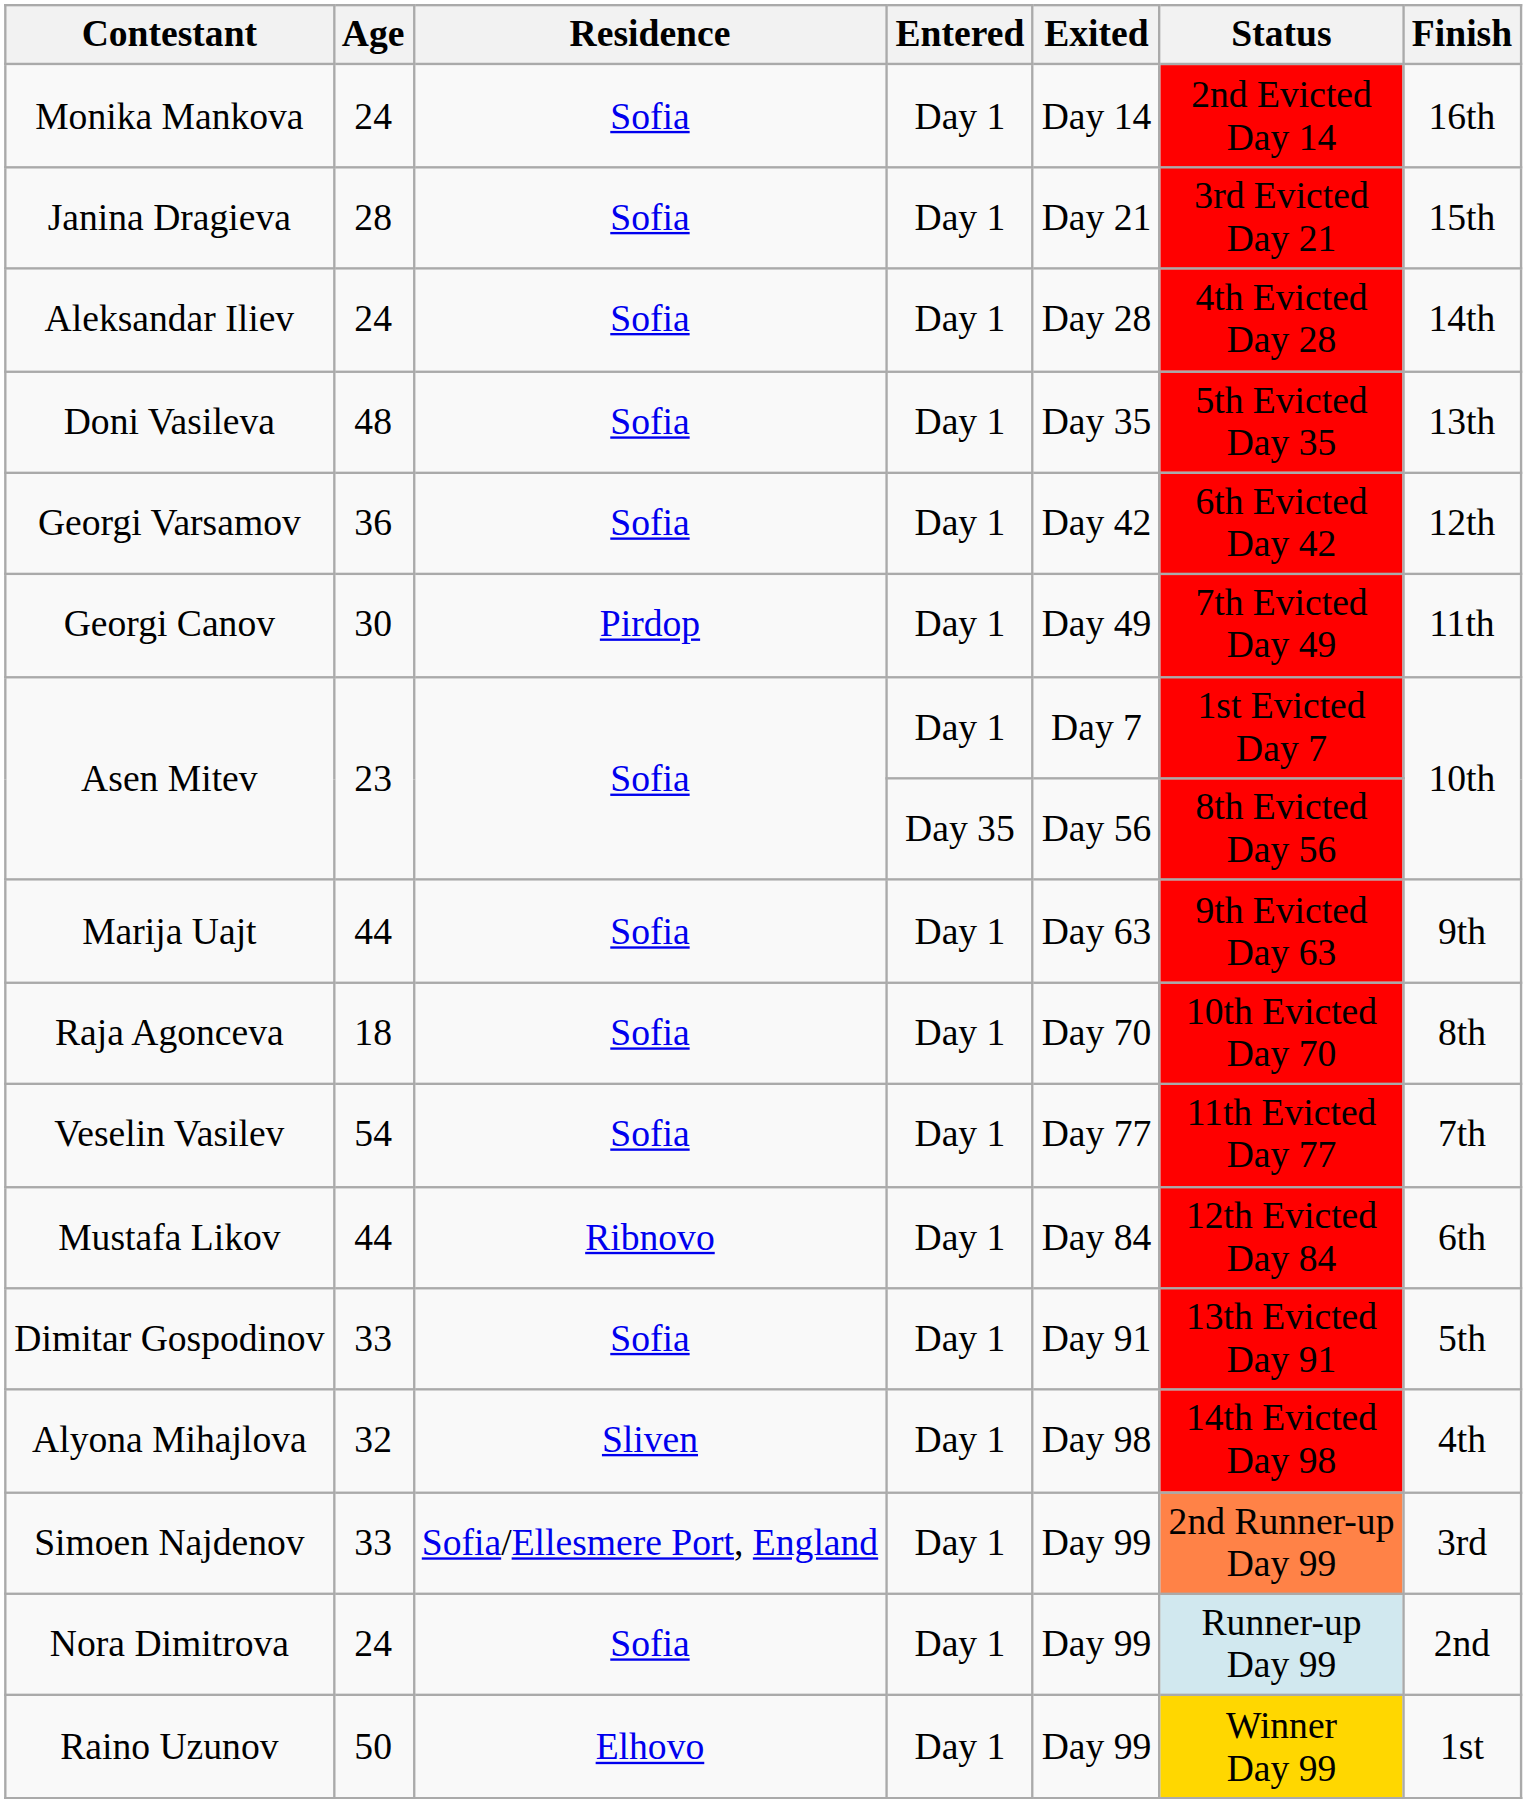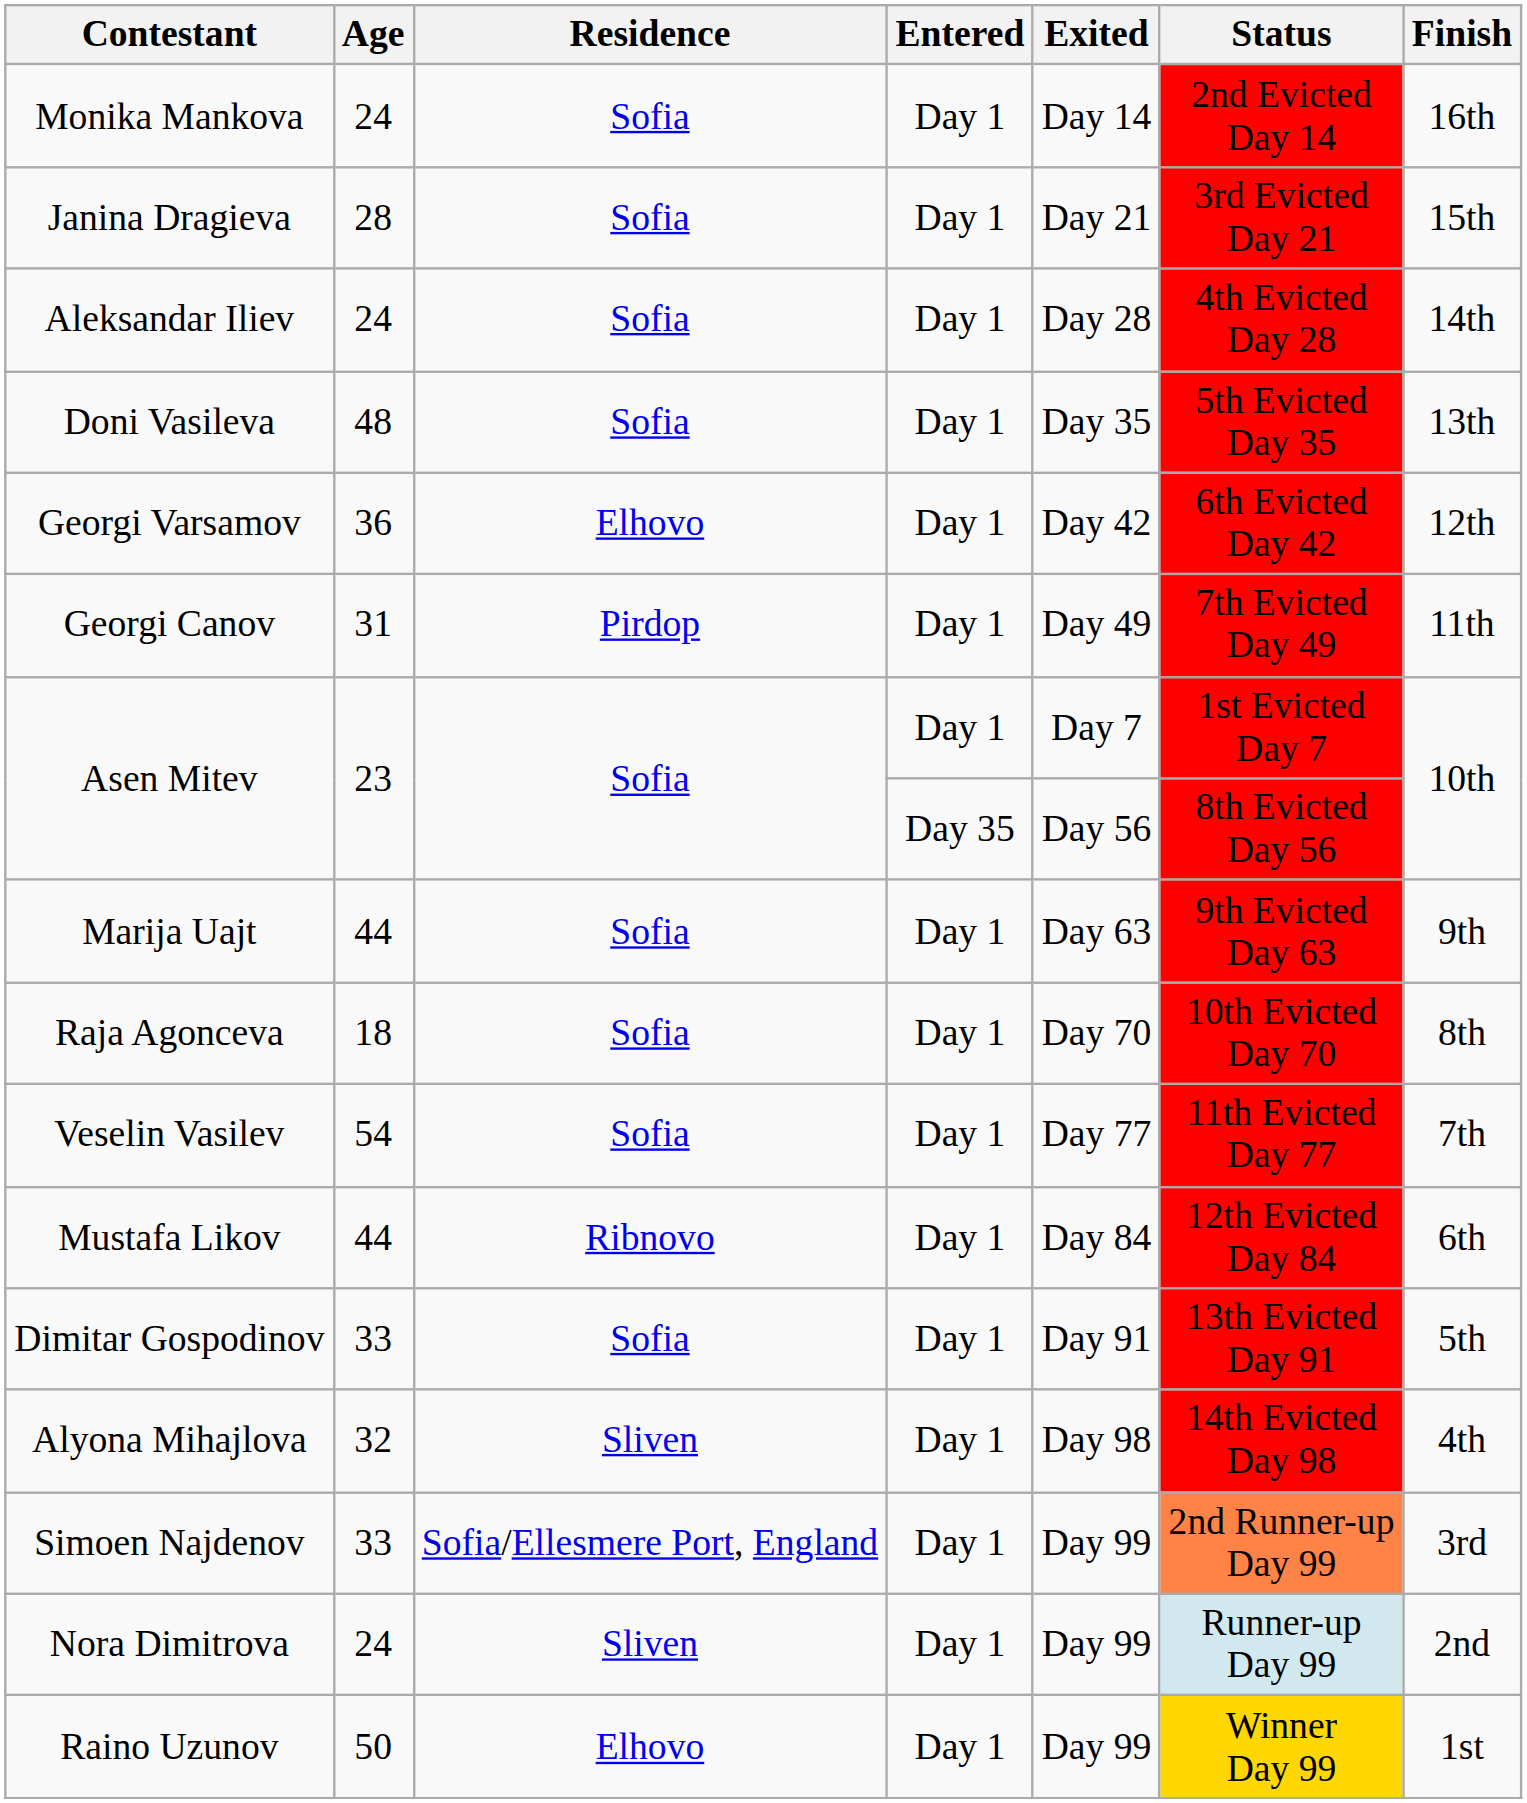(650, 522) Sofia -> (650, 522) Elhovo
(373, 624) 30 -> (373, 624) 31
(650, 1644) Sofia -> (650, 1644) Sliven
